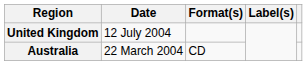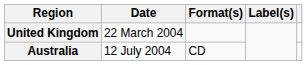(138, 32) 12 July 2004 -> (143, 32) 22 March 2004
(143, 51) 22 March 2004 -> (138, 51) 12 July 2004
